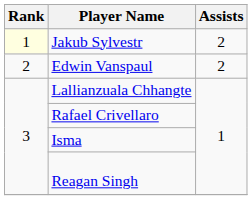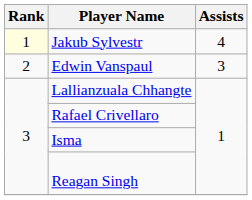(221, 41) 2 -> (221, 41) 4
(221, 66) 2 -> (221, 66) 3
